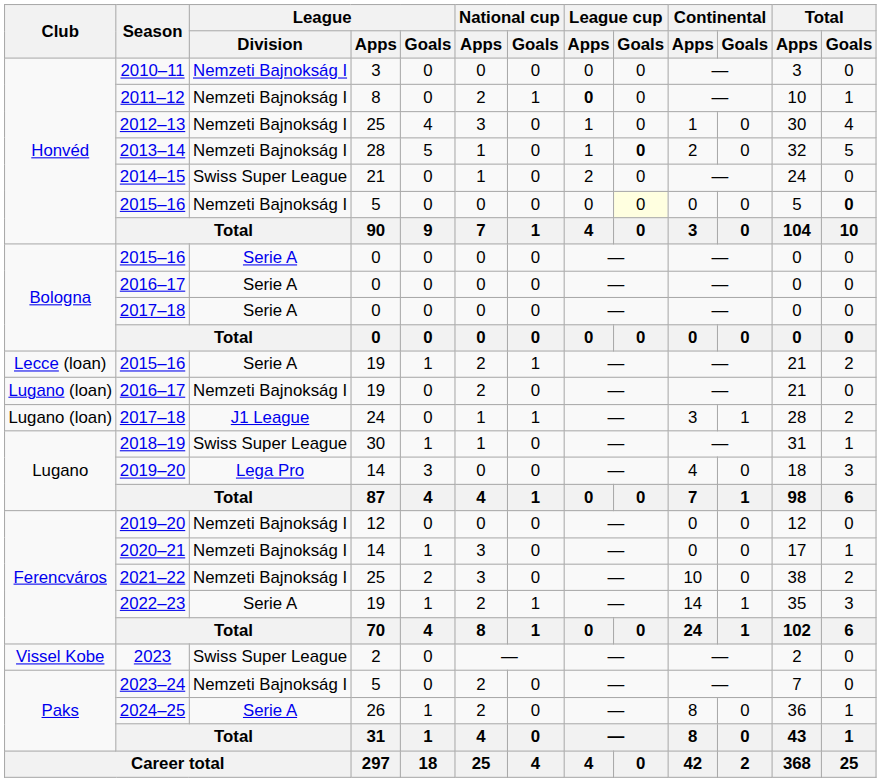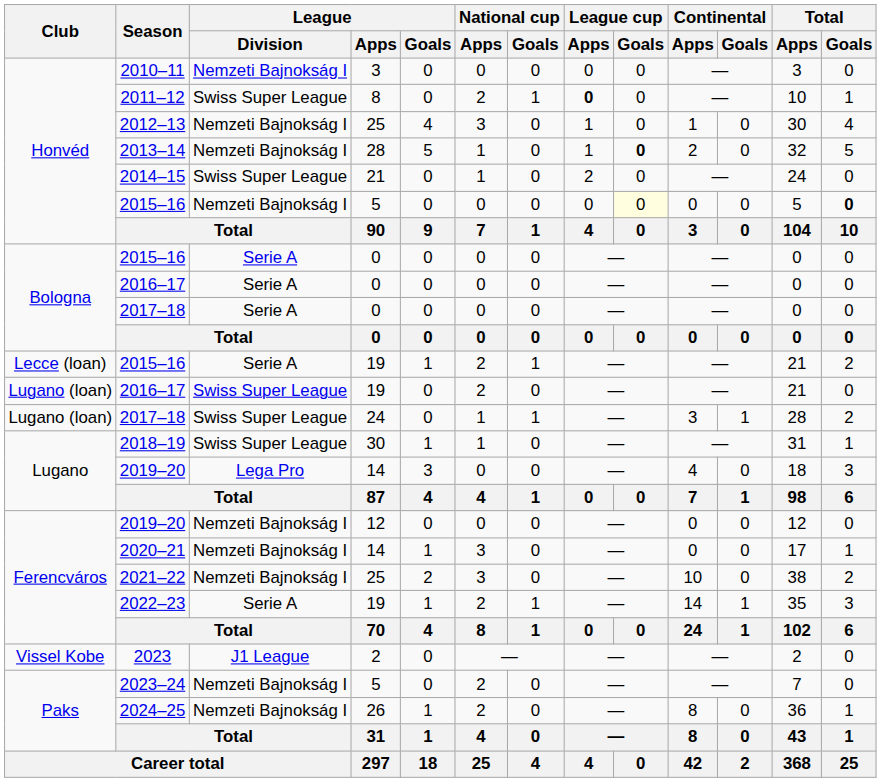(270, 97) Nemzeti Bajnokság I -> (270, 97) Swiss Super League
(270, 390) Nemzeti Bajnokság I -> (270, 390) Swiss Super League
(270, 417) J1 League -> (270, 417) Swiss Super League
(270, 657) Swiss Super League -> (270, 657) J1 League
(270, 710) Serie A -> (270, 710) Nemzeti Bajnokság I
